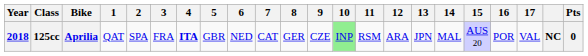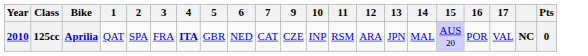- column: (294, 13)
(18, 36) 2018 -> (18, 36) 2010
(344, 36) lightgreen background -> (317, 36) no background
